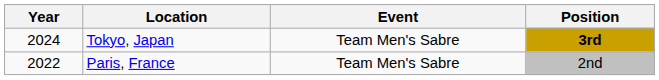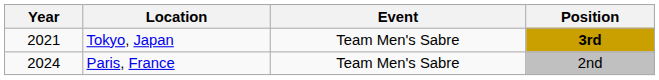(44, 40) 2024 -> (44, 40) 2021
(44, 63) 2022 -> (44, 63) 2024
